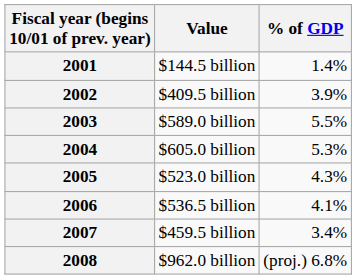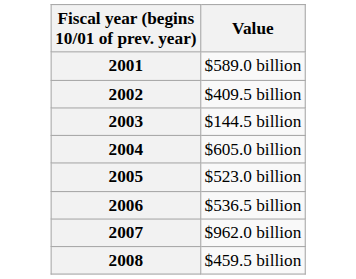- column: (305, 28)
(207, 65) $144.5 billion -> (253, 65) $589.0 billion
(207, 121) $589.0 billion -> (253, 121) $144.5 billion
(207, 232) $459.5 billion -> (253, 232) $962.0 billion
(207, 260) $962.0 billion -> (253, 260) $459.5 billion
